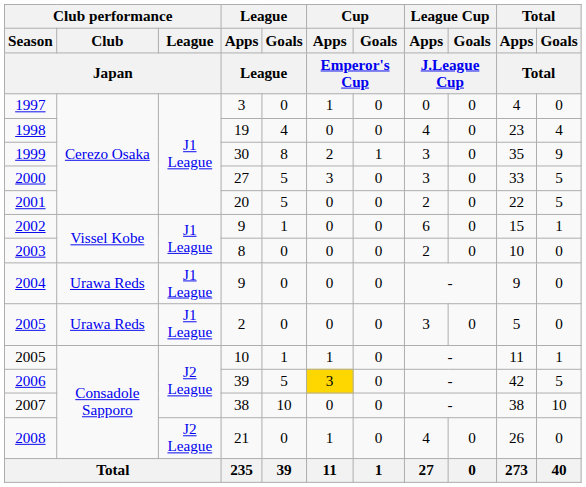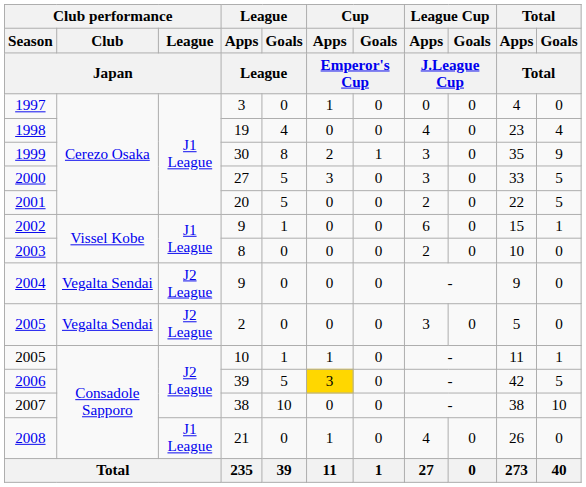(107, 283) Urawa Reds -> (107, 283) Vegalta Sendai
(190, 283) J1 League -> (190, 283) J2 League
(107, 324) Urawa Reds -> (107, 324) Vegalta Sendai
(190, 324) J1 League -> (190, 324) J2 League
(190, 437) J2 League -> (190, 437) J1 League
